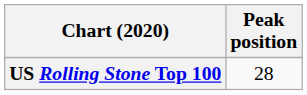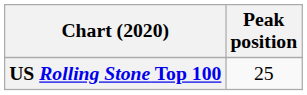(264, 73) 28 -> (264, 73) 25
